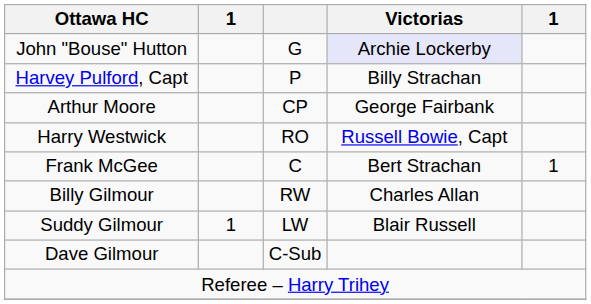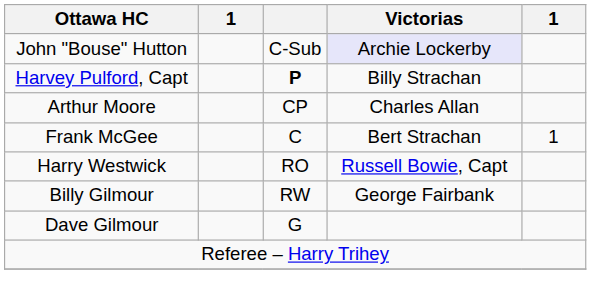(295, 48) G -> (295, 48) C-Sub
(295, 78) normal -> (295, 78) bold
(424, 107) George Fairbank -> (424, 107) Charles Allan
rows swapped: (102, 136) <-> (102, 166)
(424, 195) Charles Allan -> (424, 195) George Fairbank
- row: (102, 225)
(295, 254) C-Sub -> (295, 225) G
